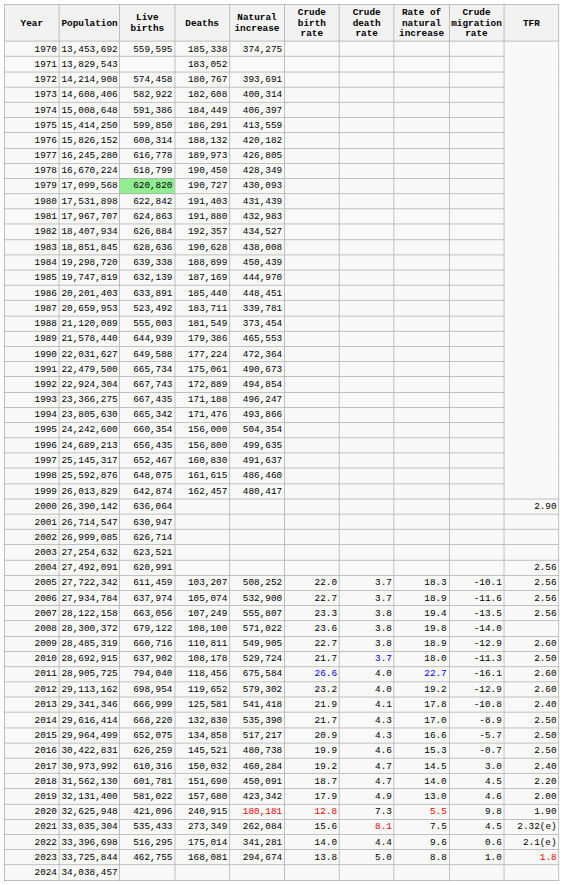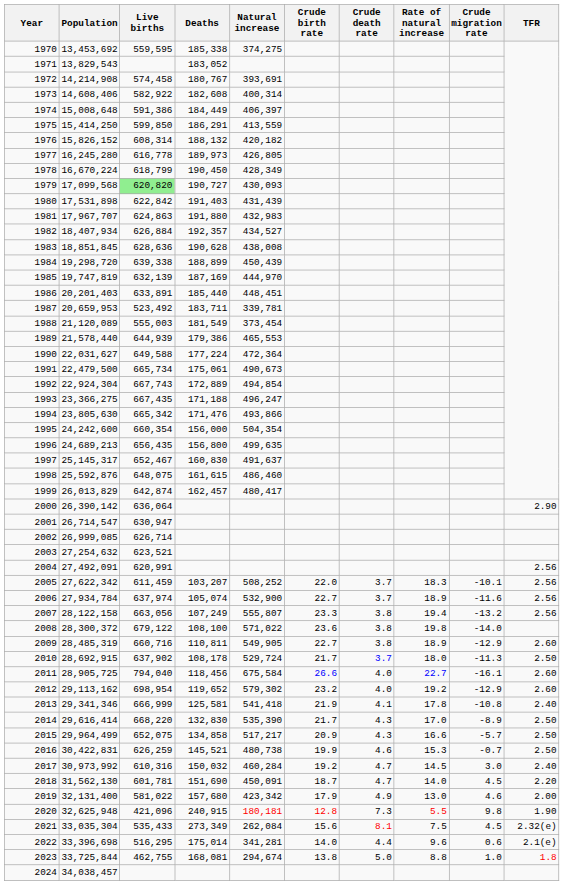(90, 583) 27,722,342 -> (90, 583) 27,622,342
(488, 613) -13.5 -> (488, 613) -13.2
